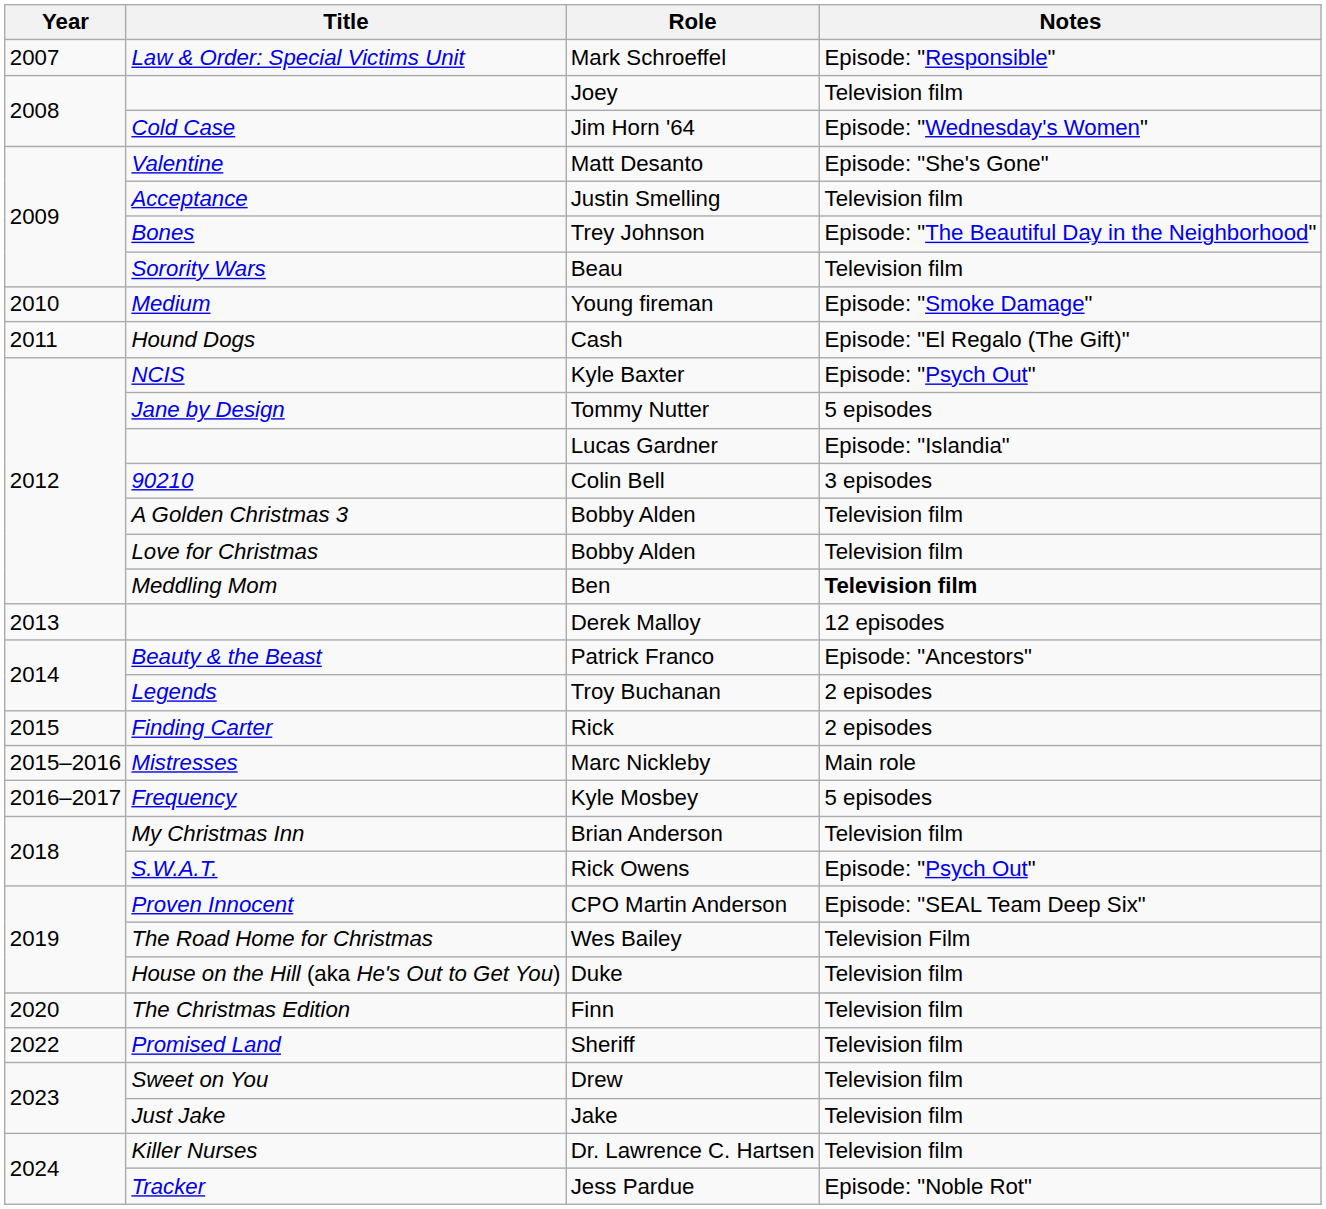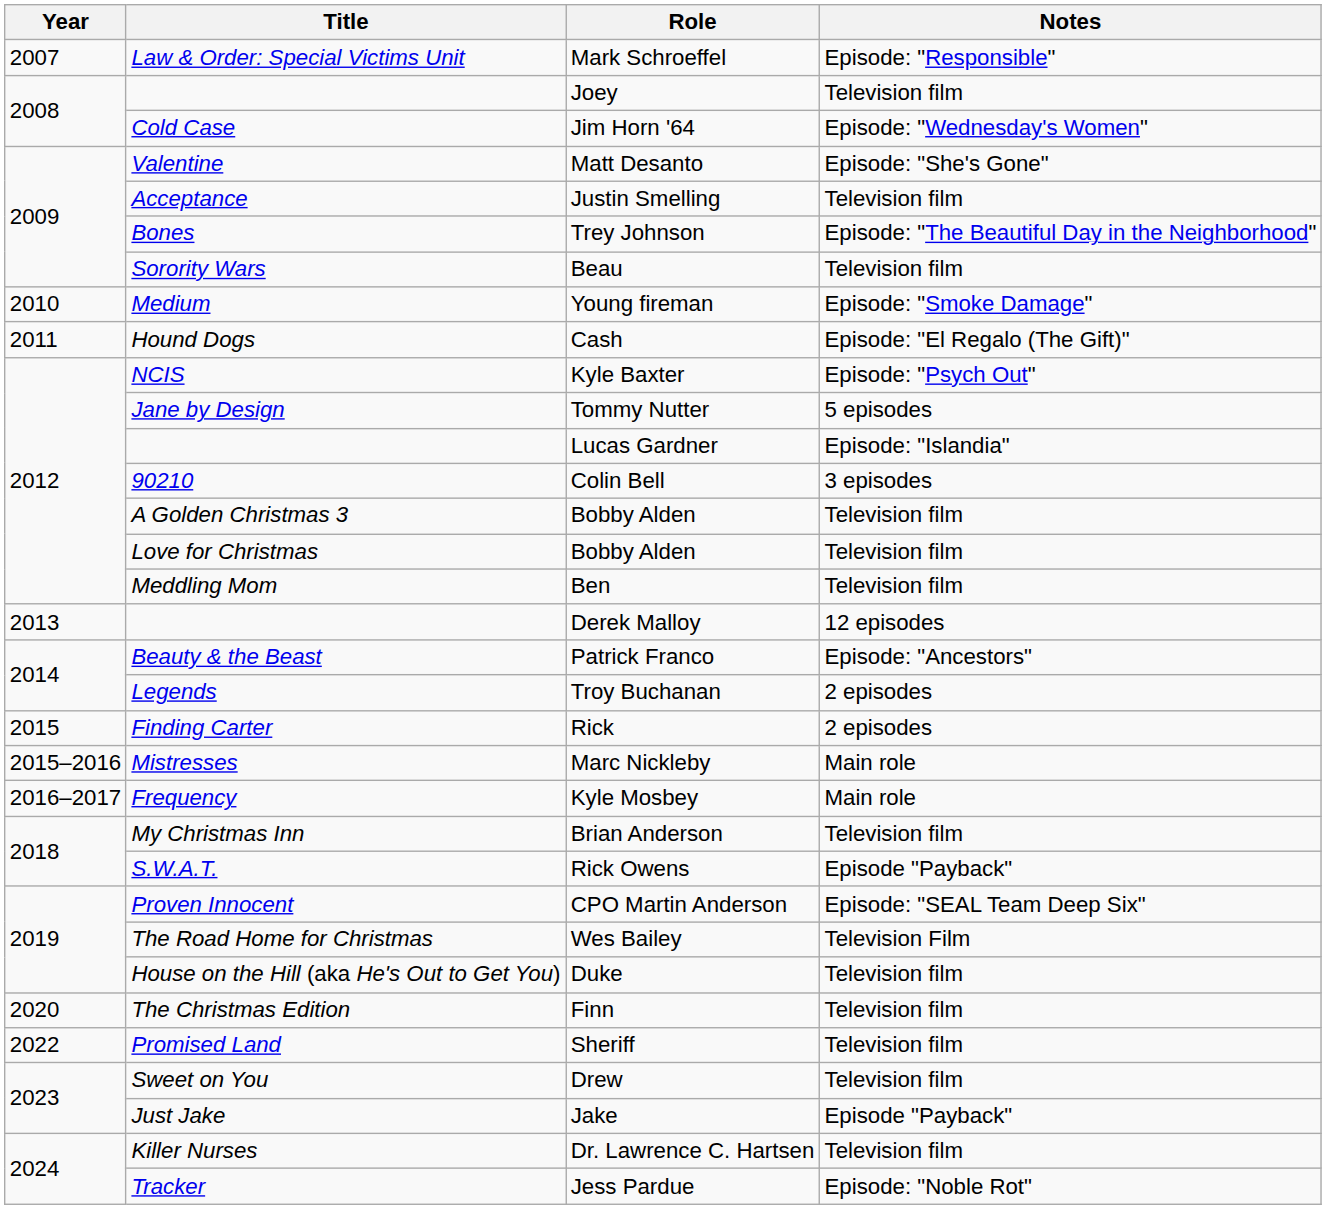(901, 586) bold -> (894, 586) normal
(878, 798) 5 episodes -> (870, 798) Main role
(930, 868) Episode: "Psych Out" -> (918, 868) Episode "Payback"
(894, 1115) Television film -> (918, 1115) Episode "Payback"
